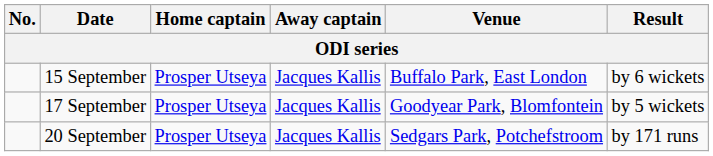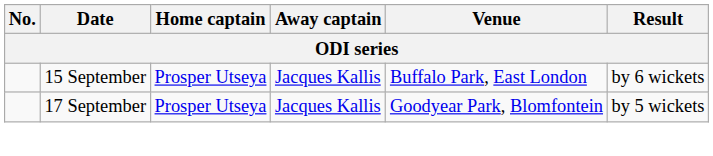- row: (95, 135)
